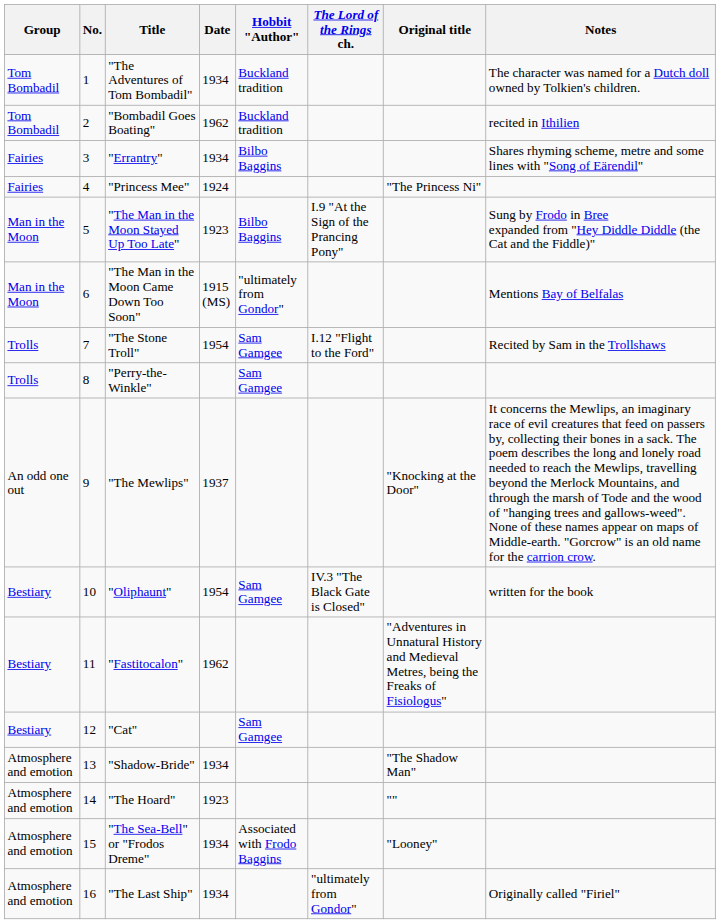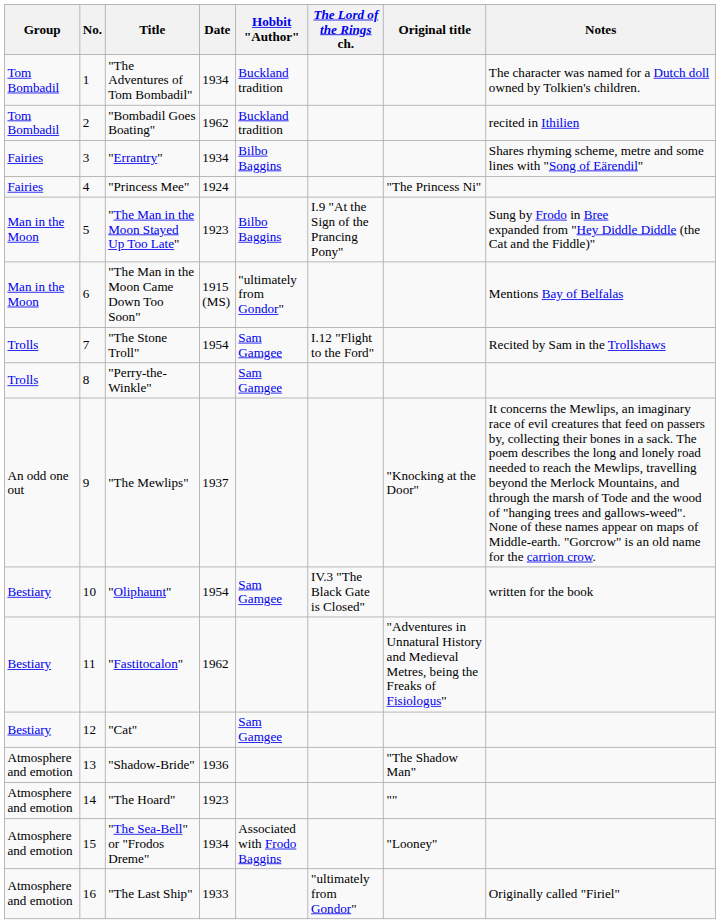(215, 765) 1934 -> (215, 765) 1936
(215, 893) 1934 -> (215, 893) 1933
